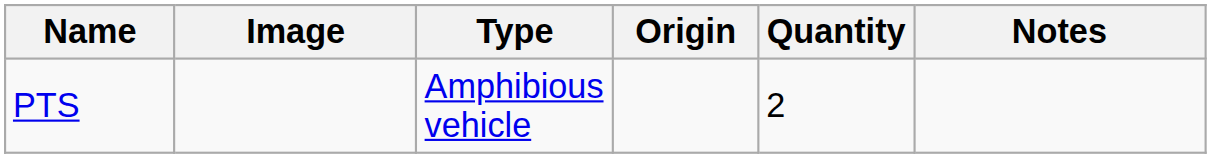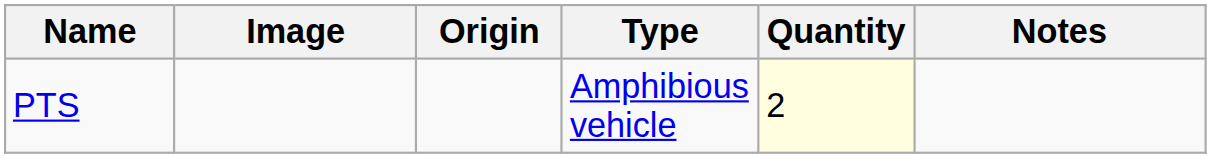columns swapped: (515, 31) <-> (686, 31)
(776, 105) no background -> (776, 105) lightyellow background
